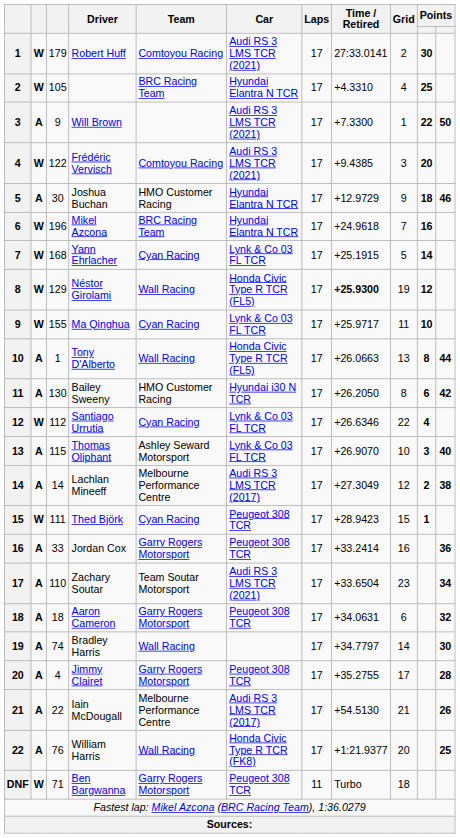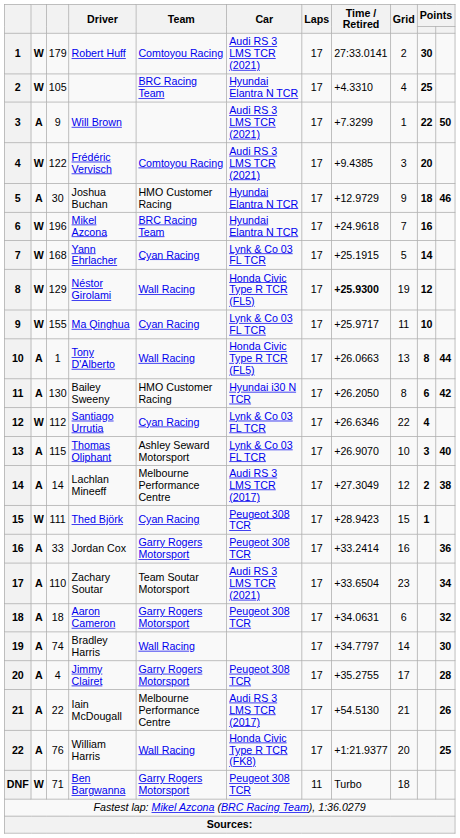(354, 123) +7.3300 -> (354, 123) +7.3299
